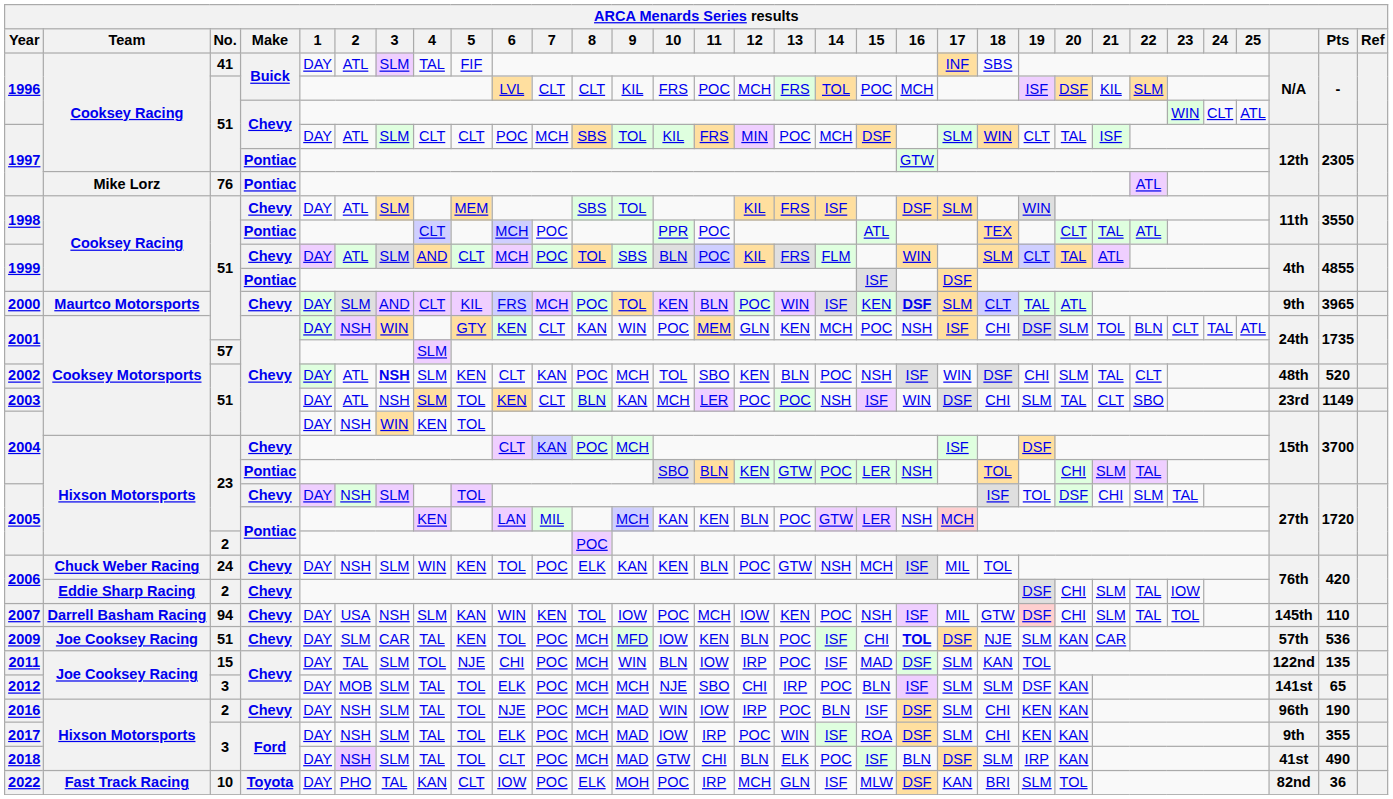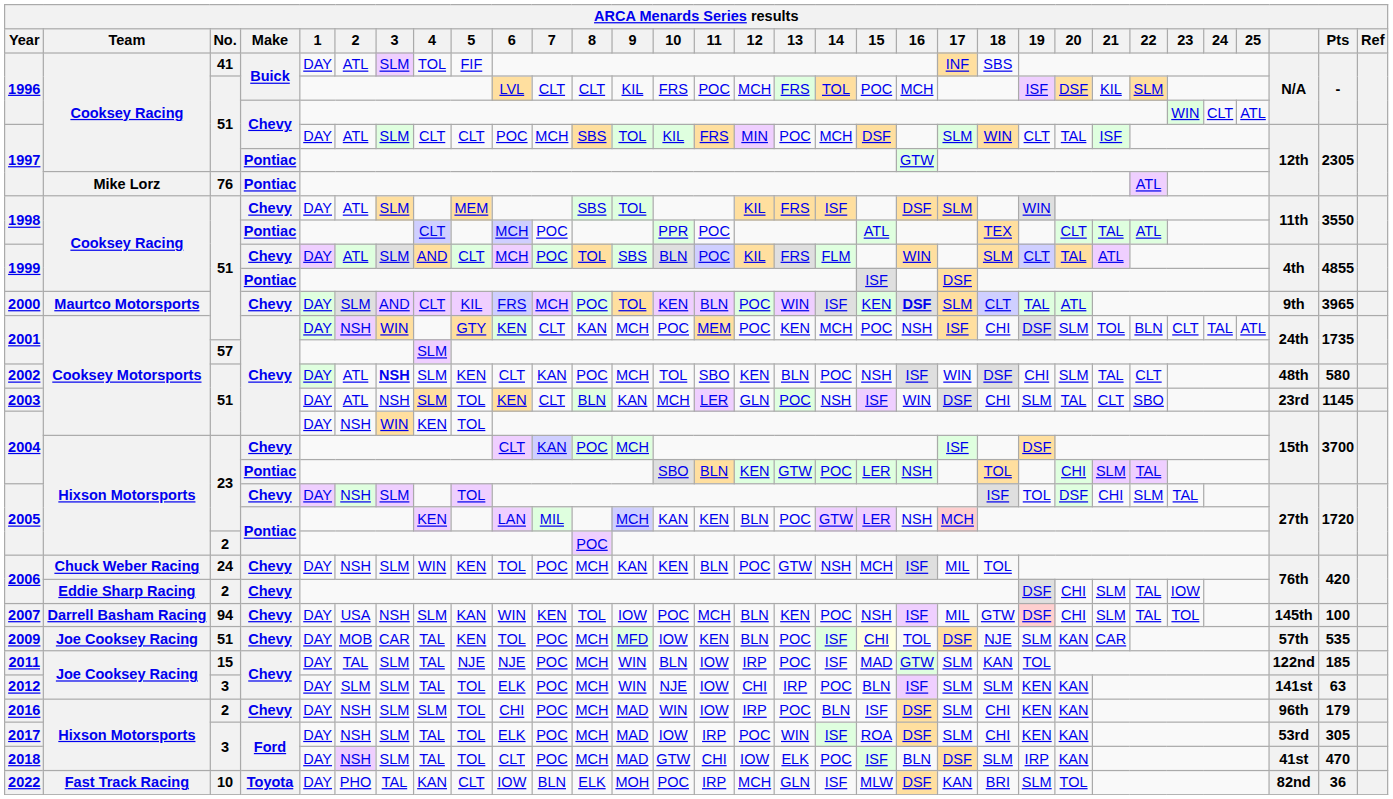(432, 64) TAL -> (432, 64) TOL
(632, 328) WIN -> (632, 328) MCH
(755, 328) GLN -> (755, 328) POC
(1338, 376) 520 -> (1338, 376) 580
(755, 400) POC -> (755, 400) GLN
(1338, 400) 1149 -> (1338, 400) 1145
(592, 567) ELK -> (592, 567) MCH
(755, 615) IOW -> (755, 615) BLN
(1338, 615) 110 -> (1338, 615) 100
(356, 639) SLM -> (356, 639) MOB
(876, 639) no background -> (876, 639) lightyellow background
(917, 639) bold -> (917, 639) normal
(1338, 639) 536 -> (1338, 639) 535
(432, 663) TOL -> (432, 663) TAL
(512, 663) CHI -> (512, 663) NJE
(917, 663) DSF -> (917, 663) GTW
(1338, 663) 135 -> (1338, 663) 185
(356, 687) MOB -> (356, 687) SLM
(632, 687) MCH -> (632, 687) WIN
(714, 687) SBO -> (714, 687) IOW
(1037, 687) DSF -> (1037, 687) KEN
(1338, 687) 65 -> (1338, 687) 63
(432, 711) TAL -> (432, 711) SLM
(512, 711) NJE -> (512, 711) CHI
(1338, 711) 190 -> (1338, 711) 179
(1294, 735) 9th -> (1294, 735) 53rd
(1338, 735) 355 -> (1338, 735) 305
(755, 759) BLN -> (755, 759) IOW
(1338, 759) 490 -> (1338, 759) 470
(552, 783) POC -> (552, 783) BLN
